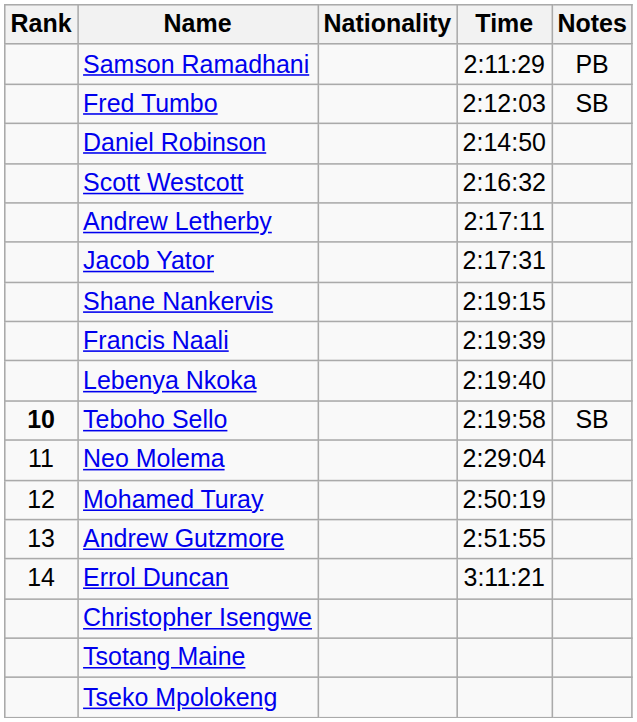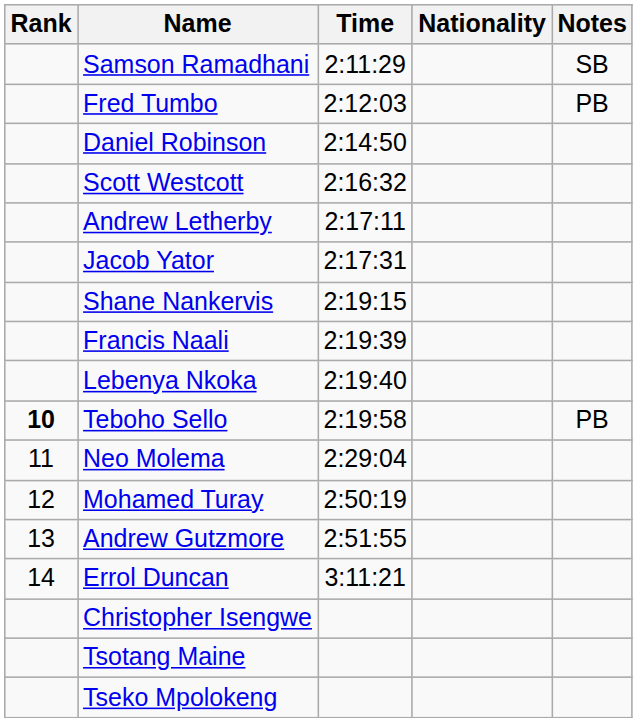columns swapped: (387, 24) <-> (504, 24)
(592, 63) PB -> (592, 63) SB
(592, 103) SB -> (592, 103) PB
(592, 420) SB -> (592, 420) PB
